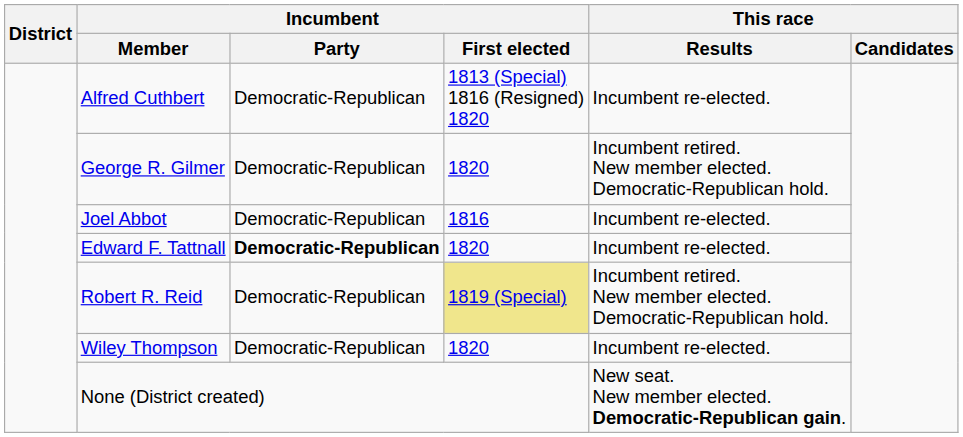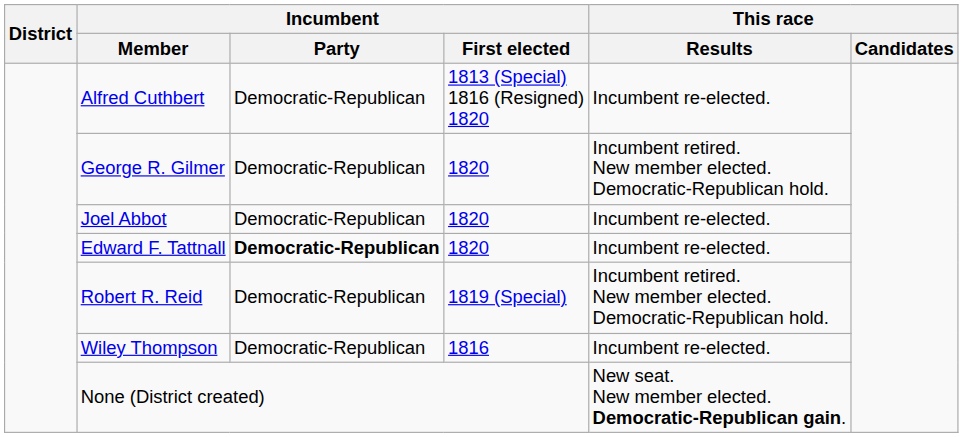(469, 218) 1816 -> (469, 218) 1820
(507, 297) khaki background -> (507, 297) no background
(469, 347) 1820 -> (469, 347) 1816
